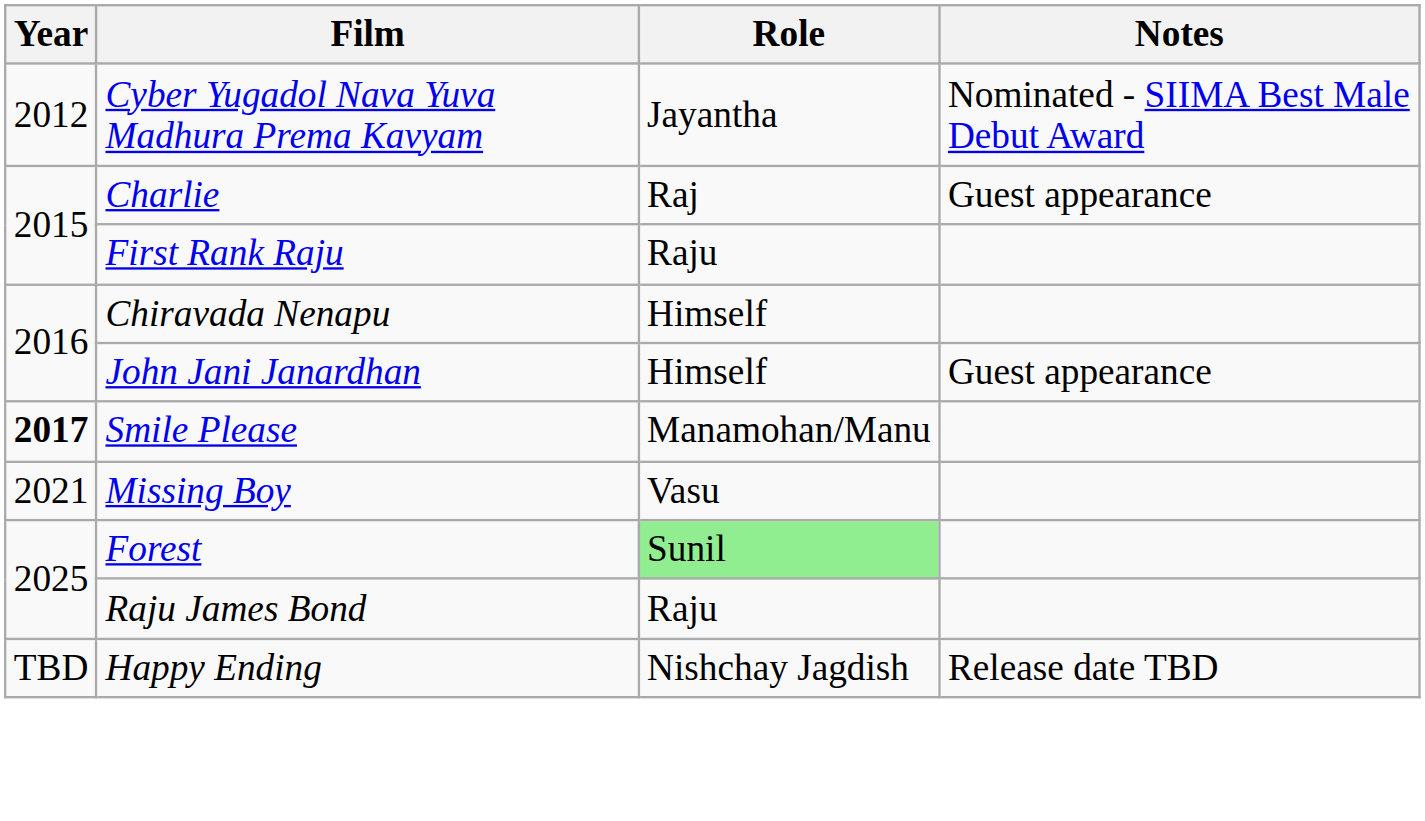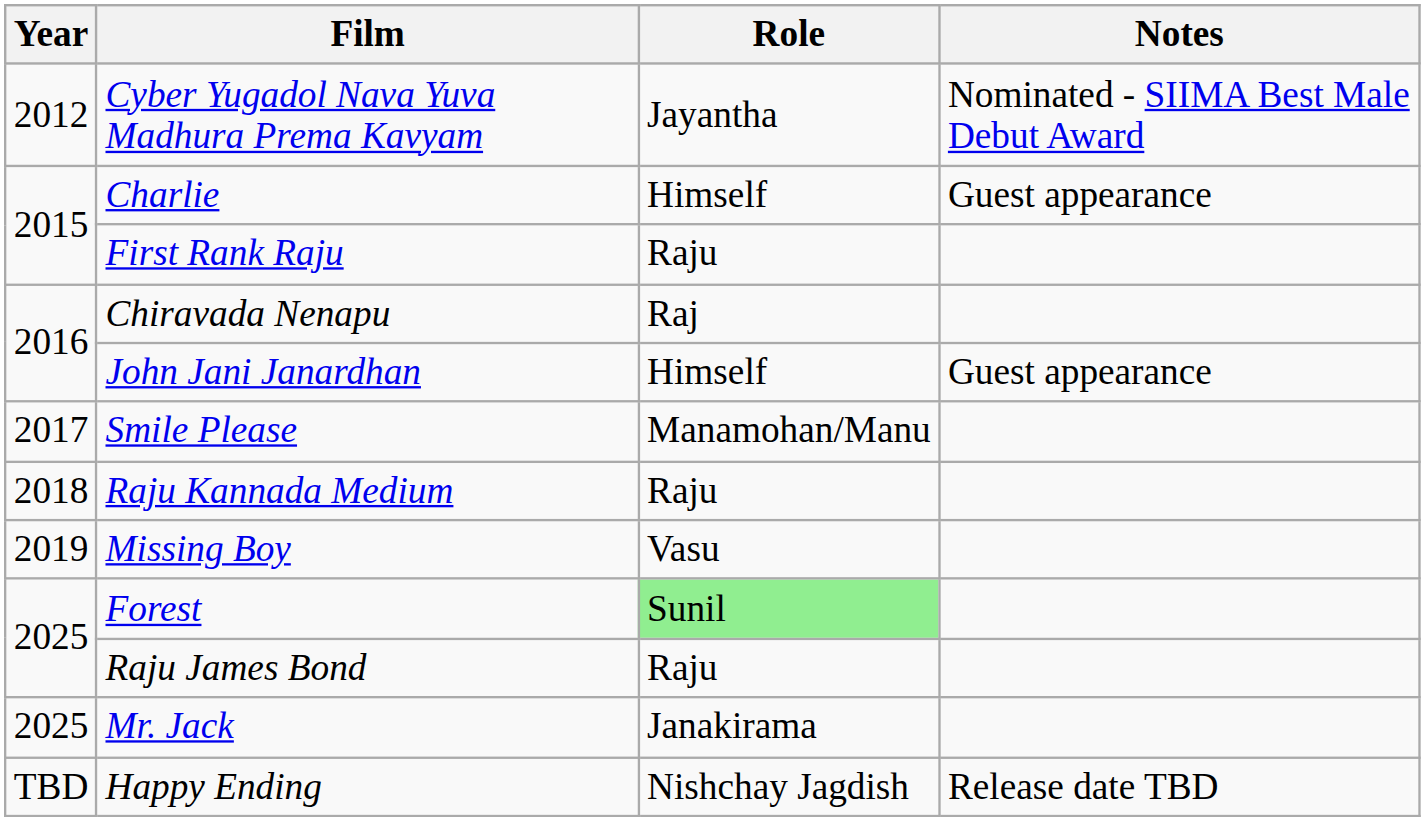(673, 194) Raj -> (707, 194) Himself
(707, 312) Himself -> (673, 312) Raj
(51, 430) bold -> (51, 430) normal
+ row: (279, 489)
(51, 489) 2021 -> (51, 548) 2019
+ row: (170, 726)
